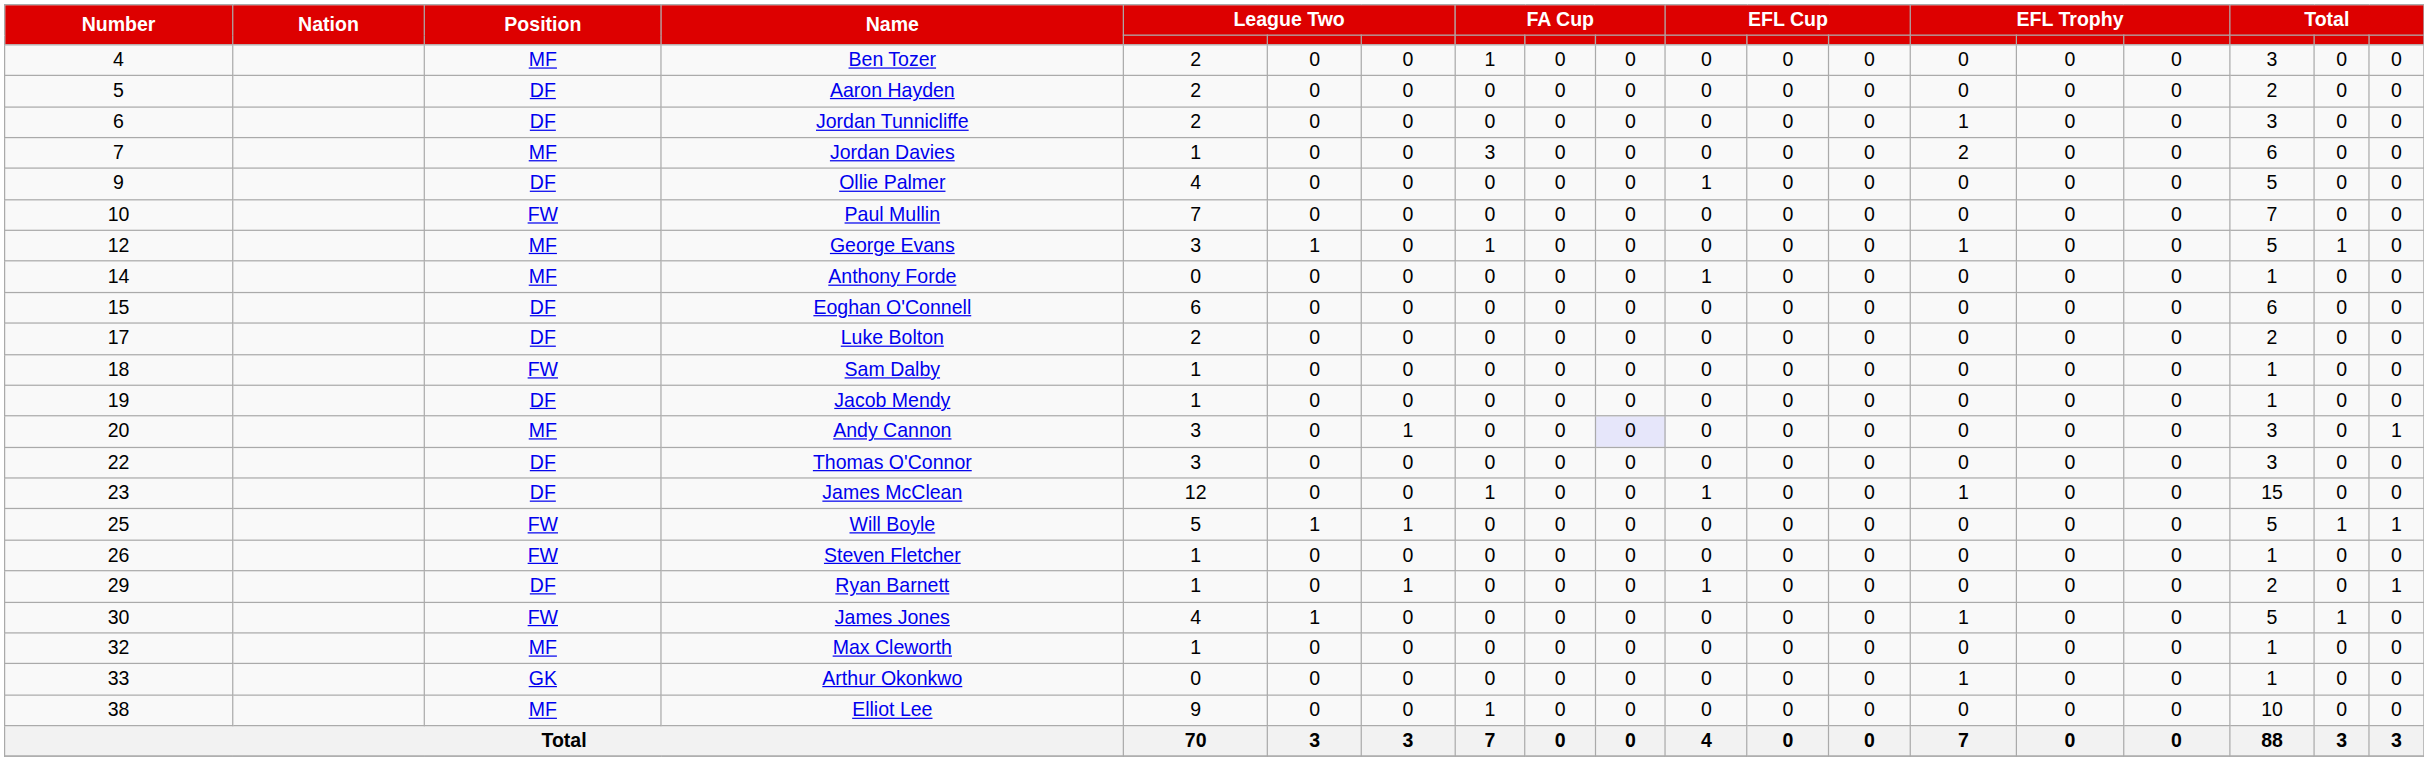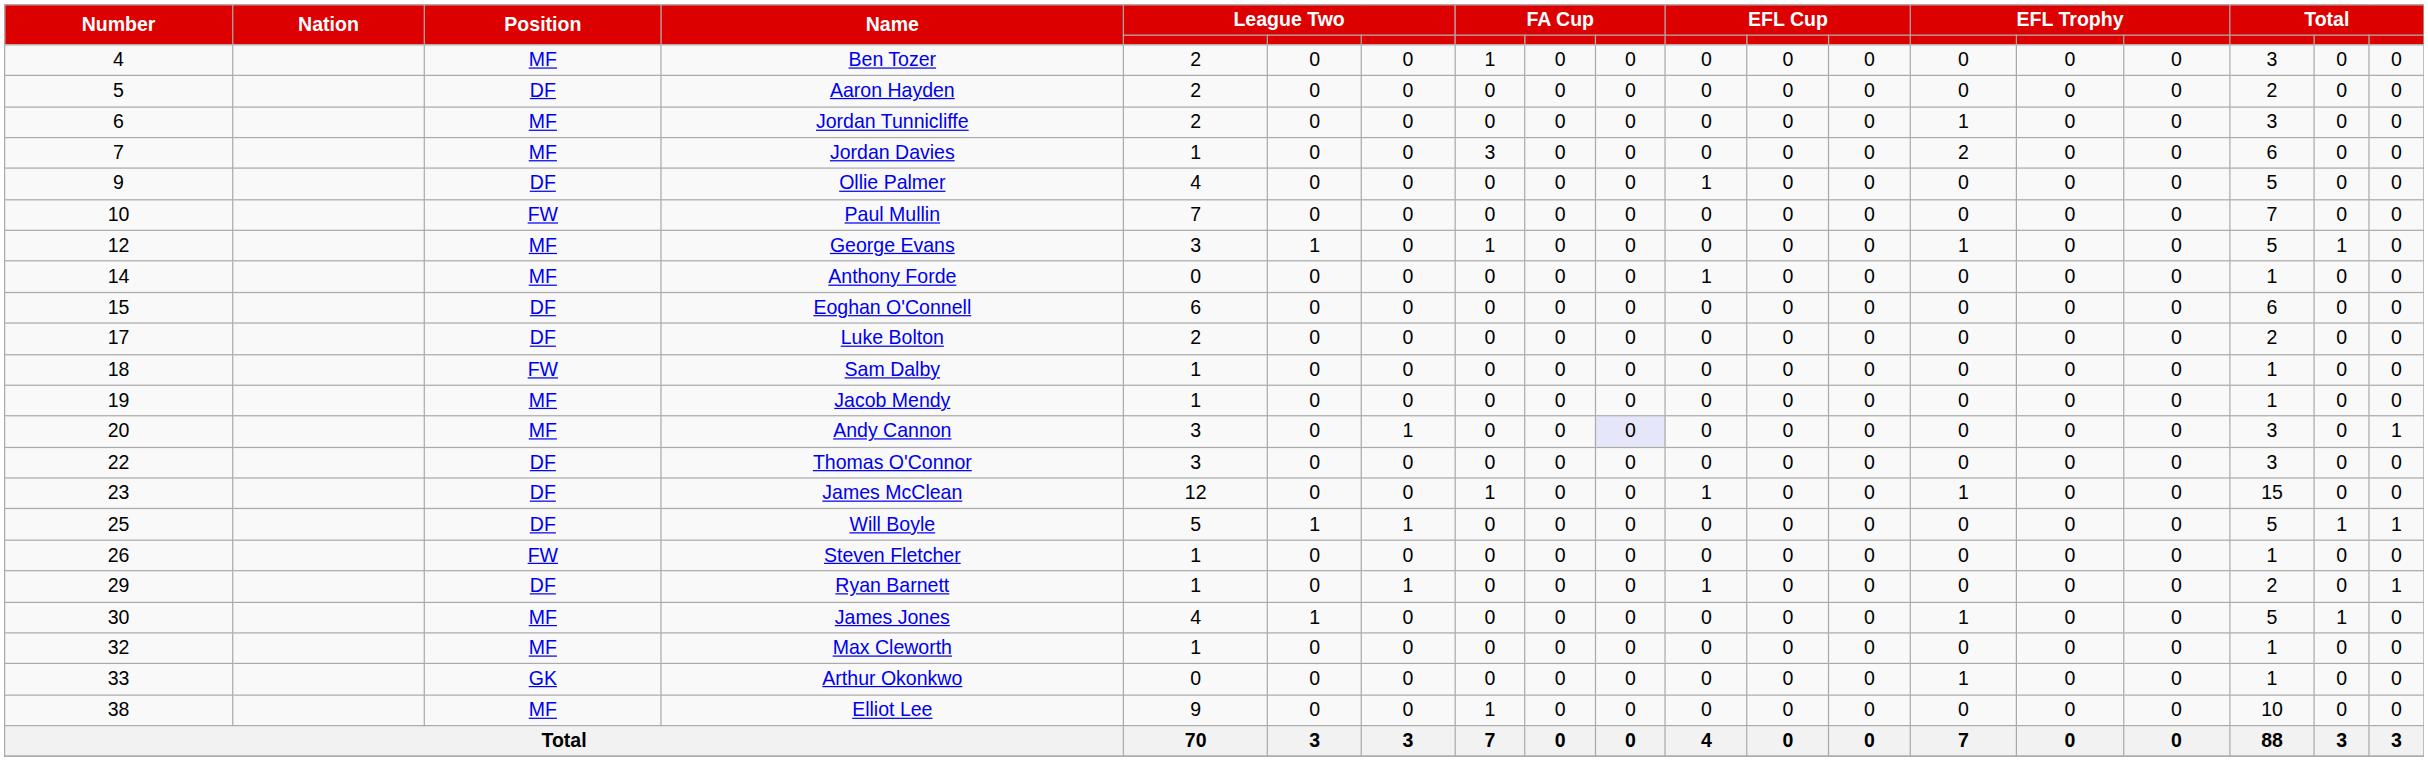(543, 121) DF -> (543, 121) MF
(543, 400) DF -> (543, 400) MF
(543, 524) FW -> (543, 524) DF
(543, 617) FW -> (543, 617) MF
